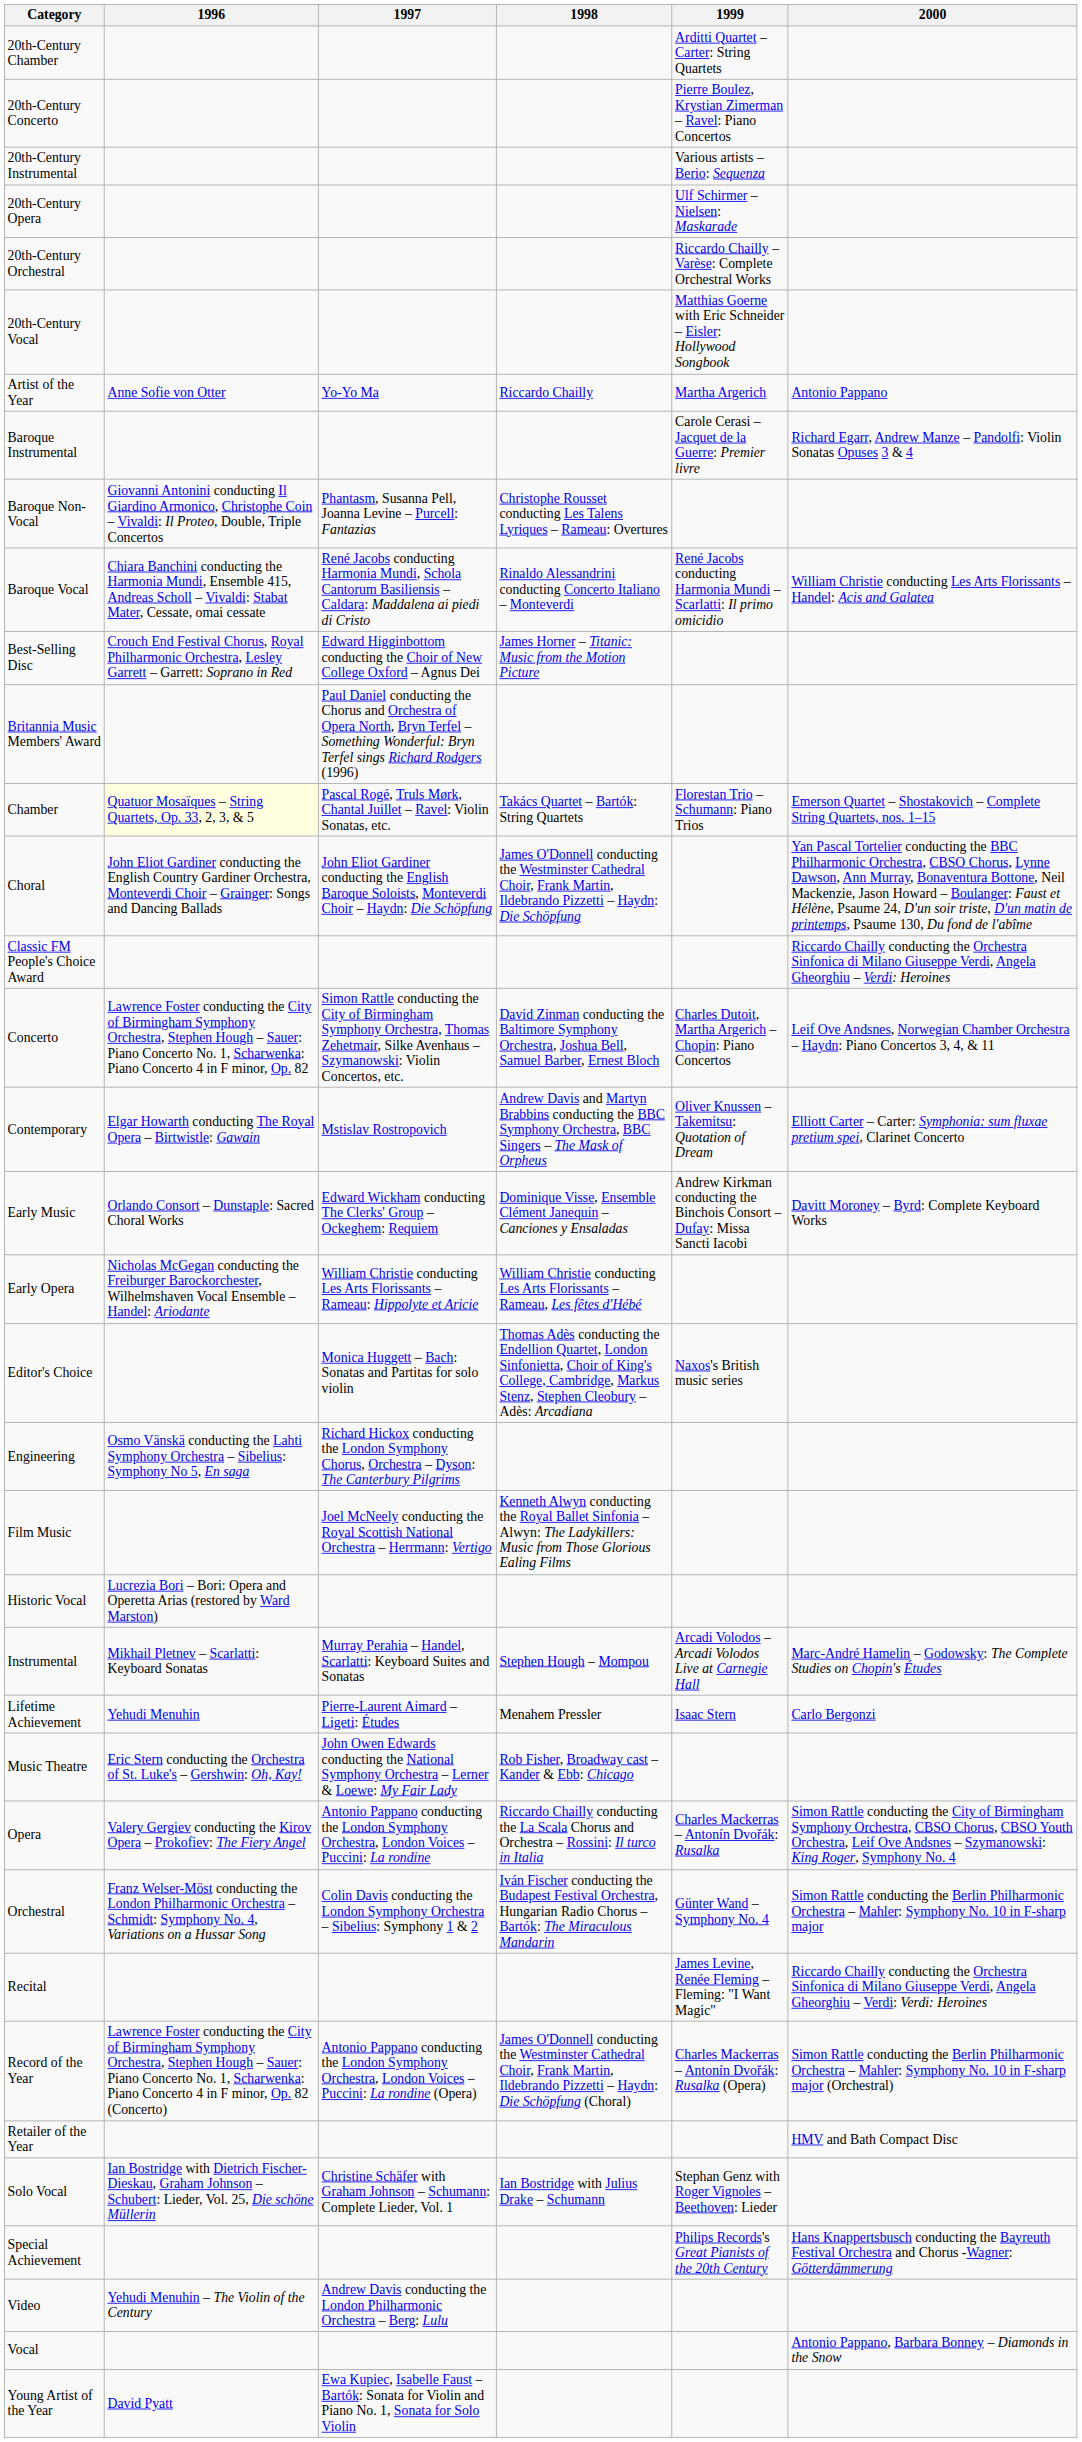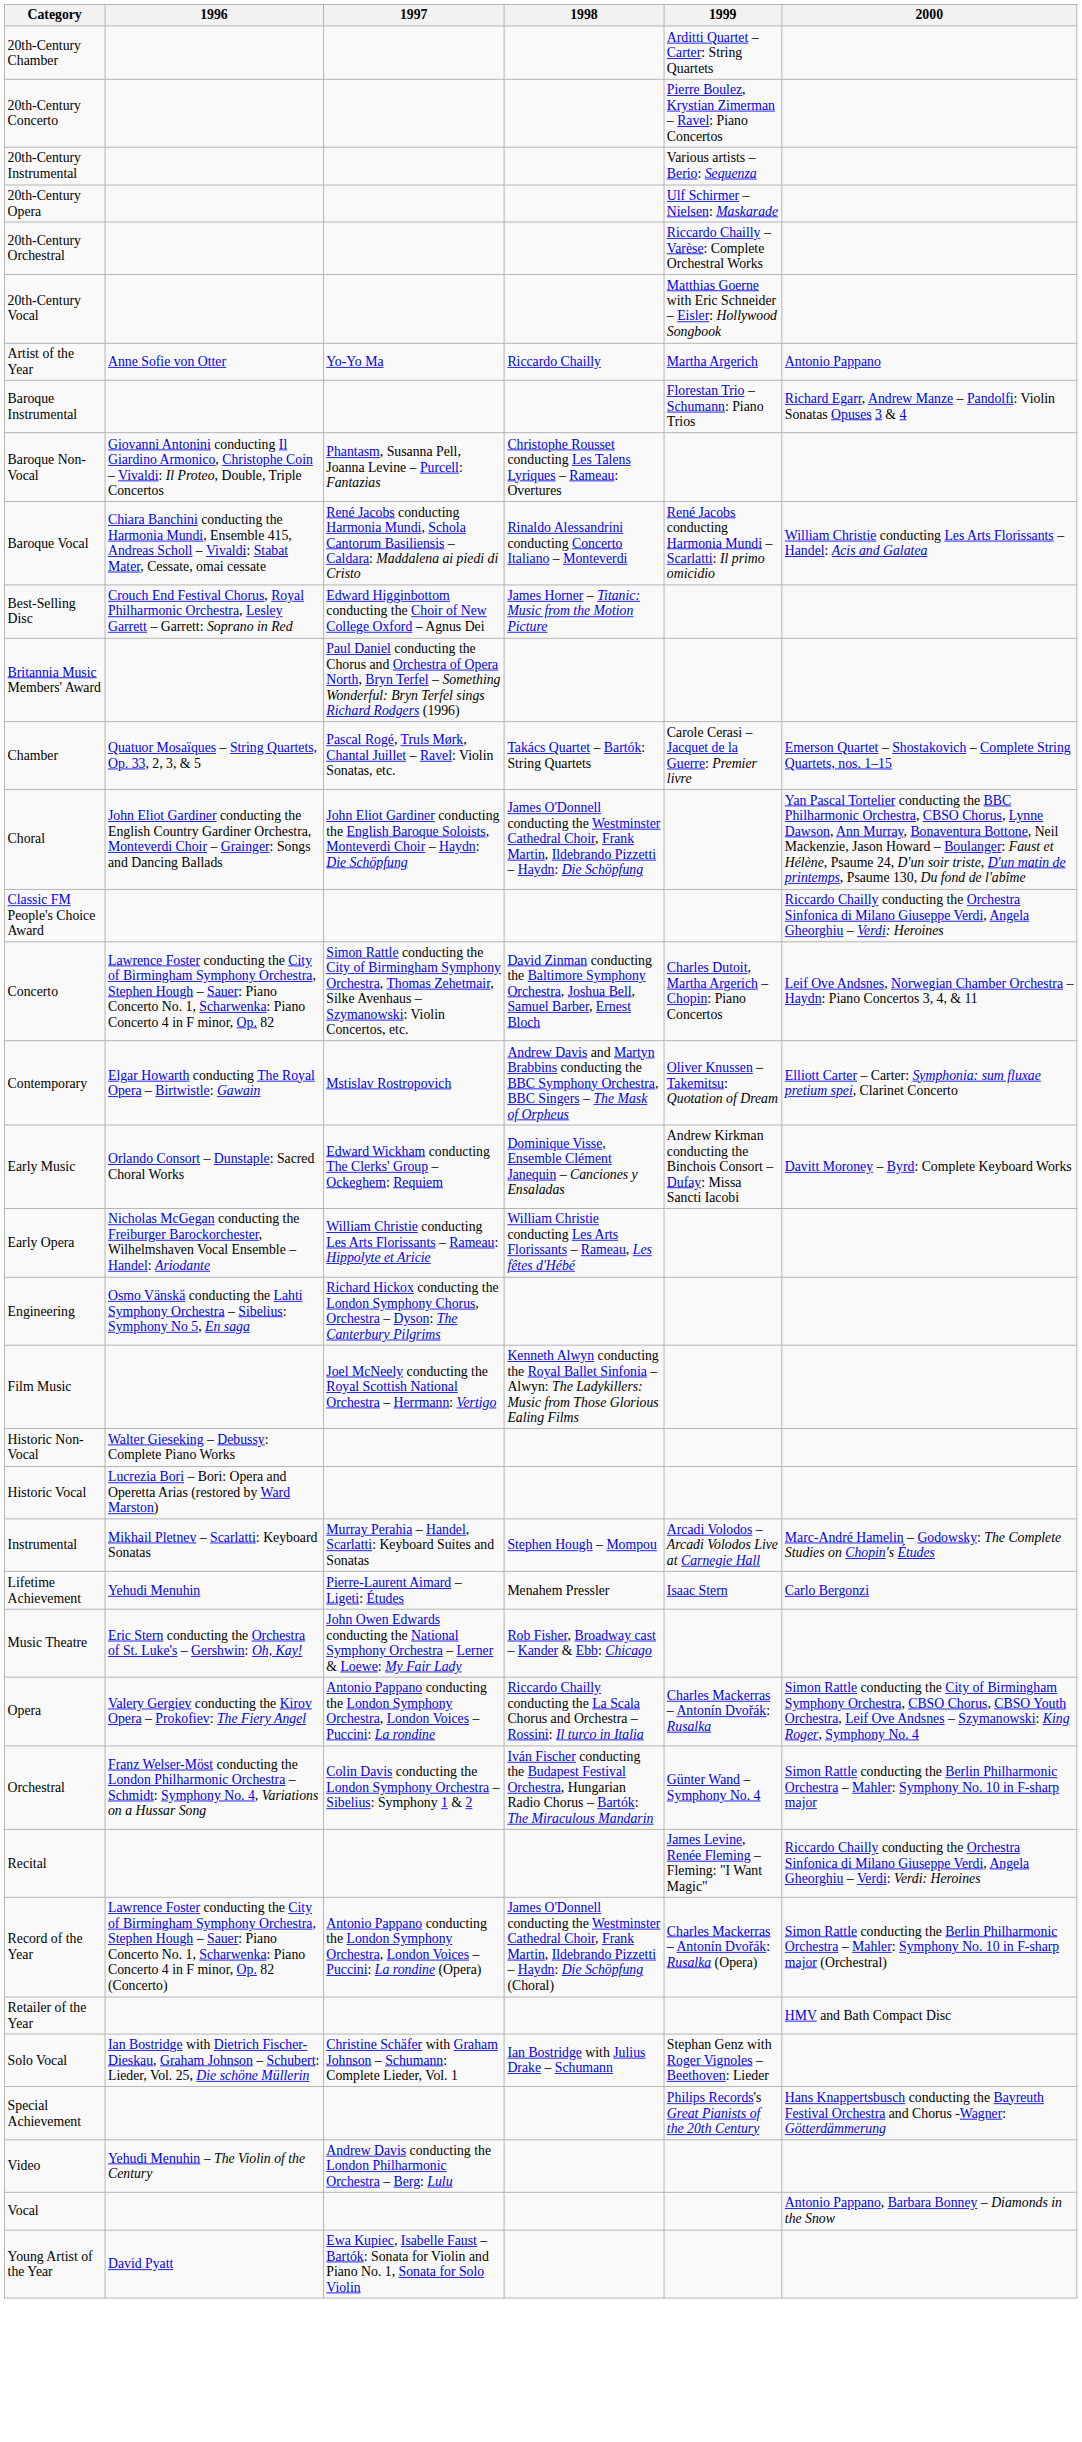(720, 445) Carole Cerasi – Jacquet de la Guerre: Premier livre -> (715, 406) Florestan Trio – Schumann: Piano Trios
(185, 809) lightyellow background -> (213, 755) no background
(723, 809) Florestan Trio – Schumann: Piano Trios -> (712, 755) Carole Cerasi – Jacquet de la Guerre: Premier livre
- row: (50, 1372)
+ row: (46, 1447)
